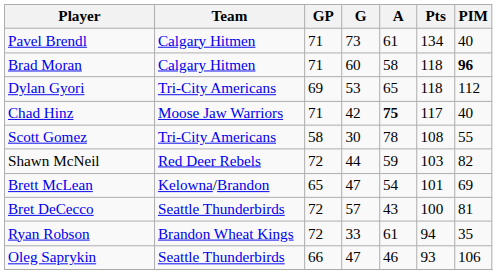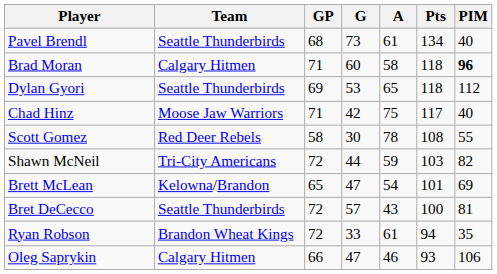(207, 40) Calgary Hitmen -> (221, 40) Seattle Thunderbirds
(316, 40) 71 -> (316, 40) 68
(217, 88) Tri-City Americans -> (221, 88) Seattle Thunderbirds
(391, 112) bold -> (391, 112) normal
(217, 137) Tri-City Americans -> (209, 137) Red Deer Rebels
(209, 161) Red Deer Rebels -> (217, 161) Tri-City Americans
(221, 257) Seattle Thunderbirds -> (207, 257) Calgary Hitmen
